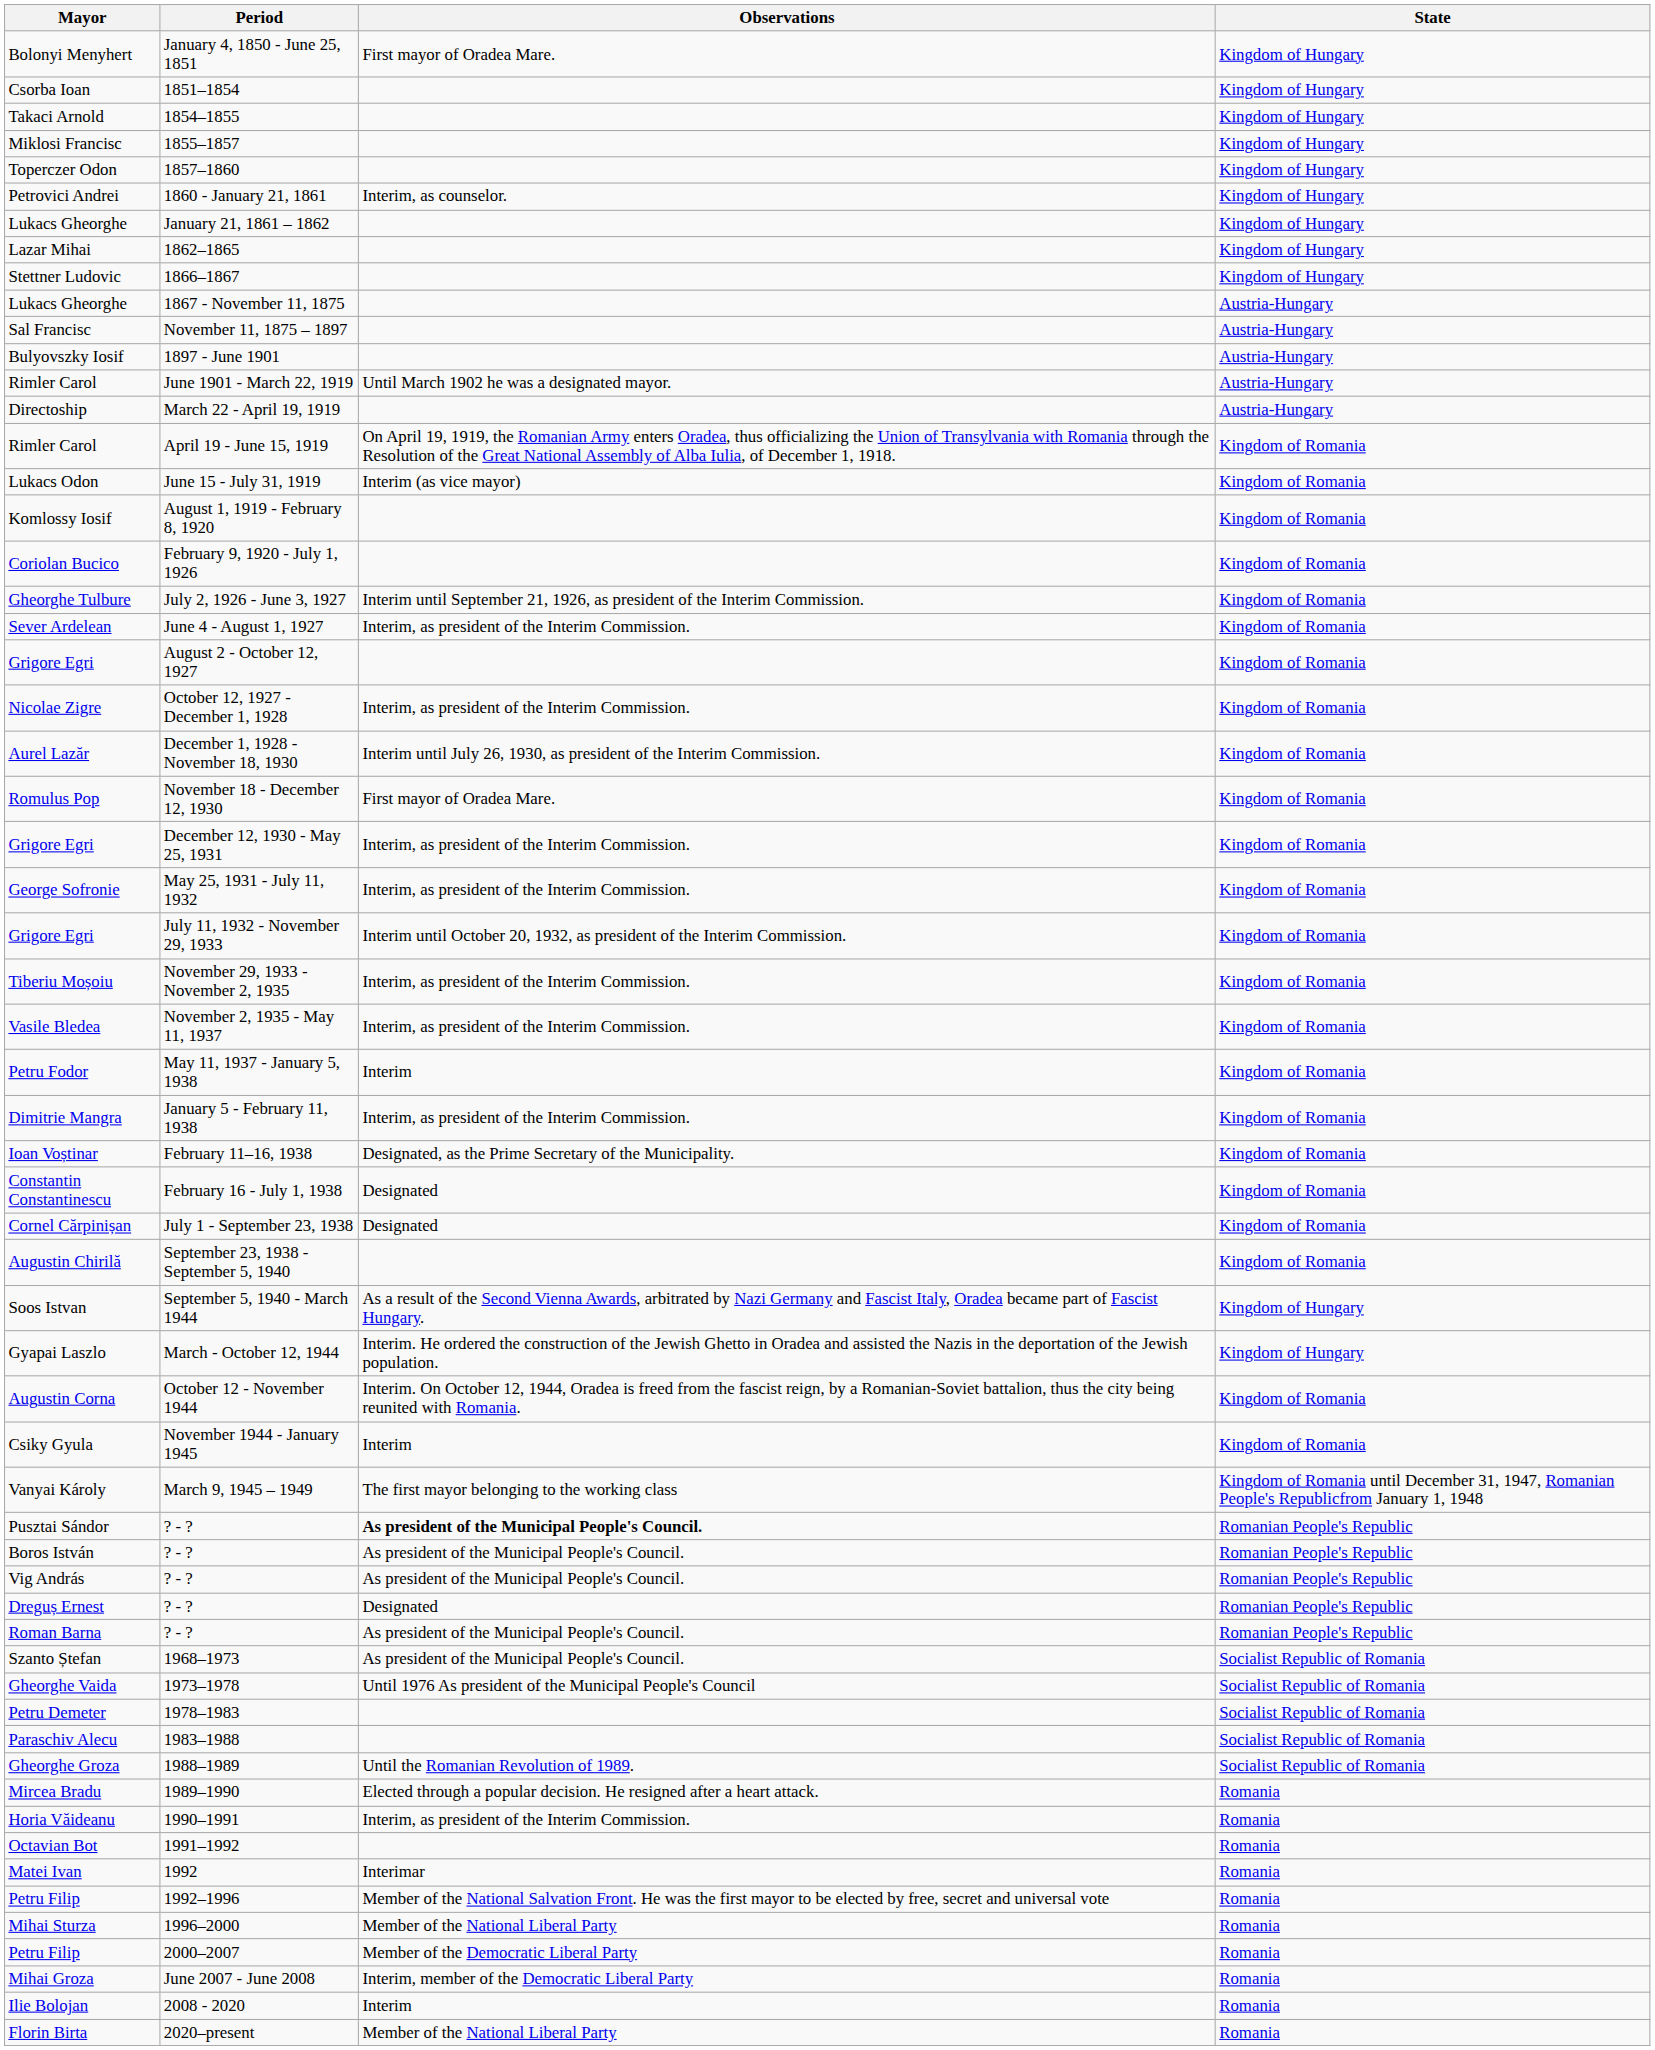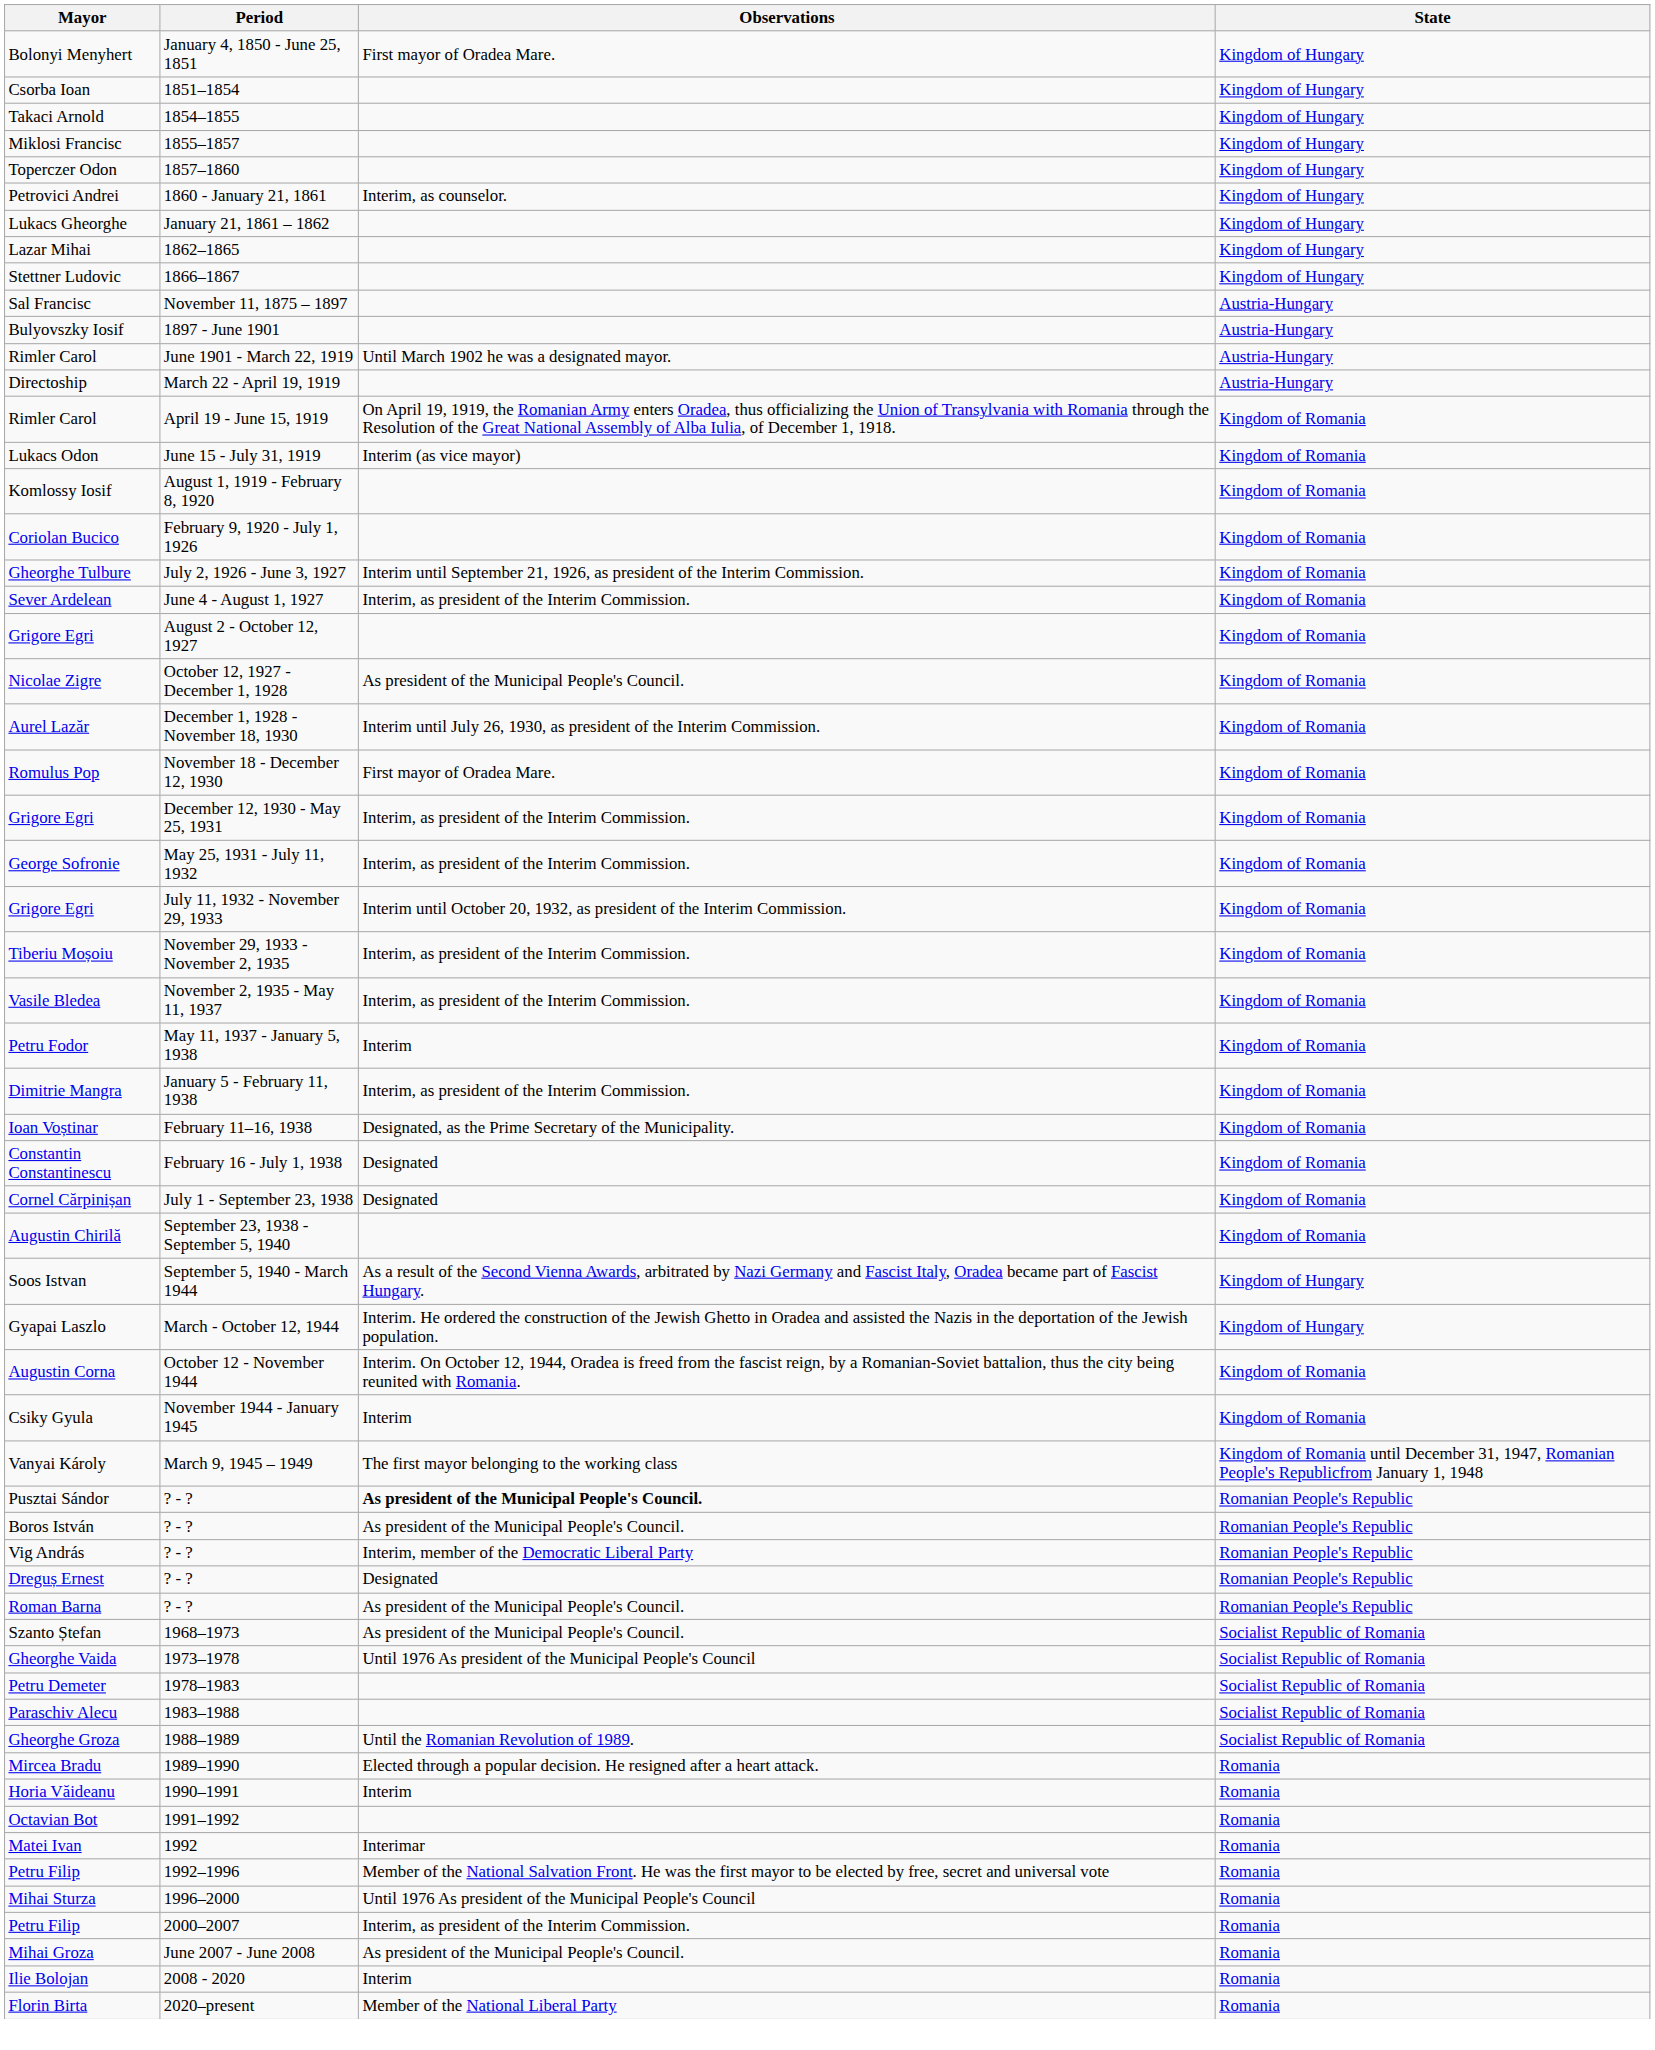- row: (68, 303)
(526, 707) Interim, as president of the Interim Commission. -> (523, 681) As president of the Municipal People's Council.
(523, 1579) As president of the Municipal People's Council. -> (528, 1552) Interim, member of the Democratic Liberal Party
(526, 1819) Interim, as president of the Interim Commission. -> (387, 1792) Interim
(490, 1925) Member of the National Liberal Party -> (559, 1899) Until 1976 As president of the Municipal People's Council
(500, 1952) Member of the Democratic Liberal Party -> (526, 1925) Interim, as president of the Interim Commission.
(528, 1978) Interim, member of the Democratic Liberal Party -> (523, 1952) As president of the Municipal People's Council.
